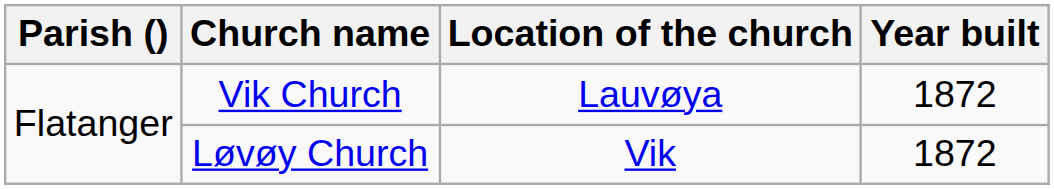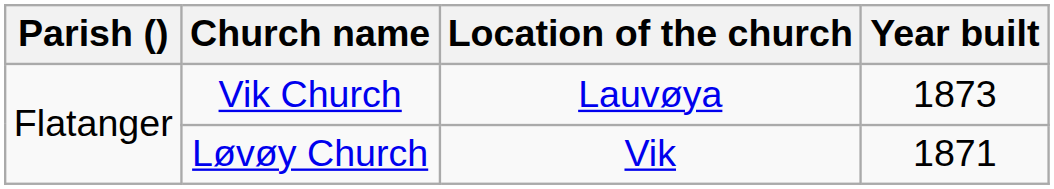(955, 93) 1872 -> (955, 93) 1873
(955, 153) 1872 -> (955, 153) 1871
